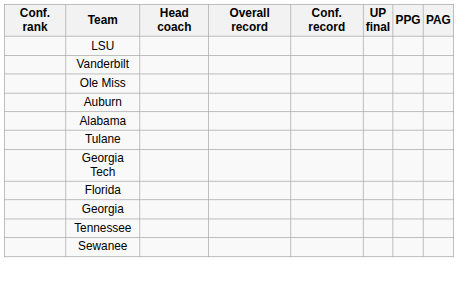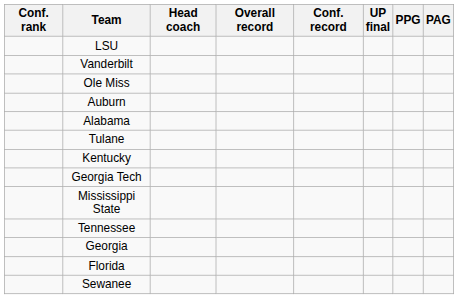+ row: (107, 158)
+ row: (107, 202)
rows swapped: (103, 228) <-> (103, 190)
